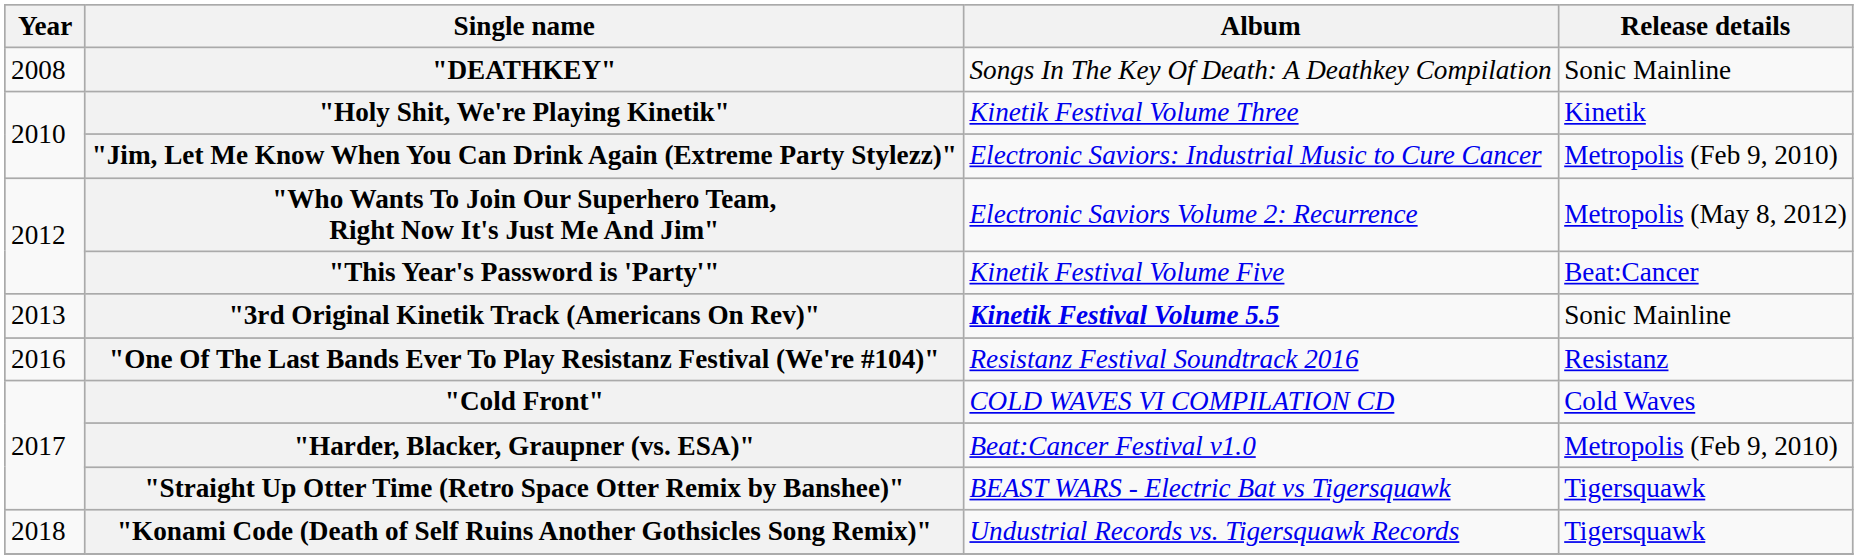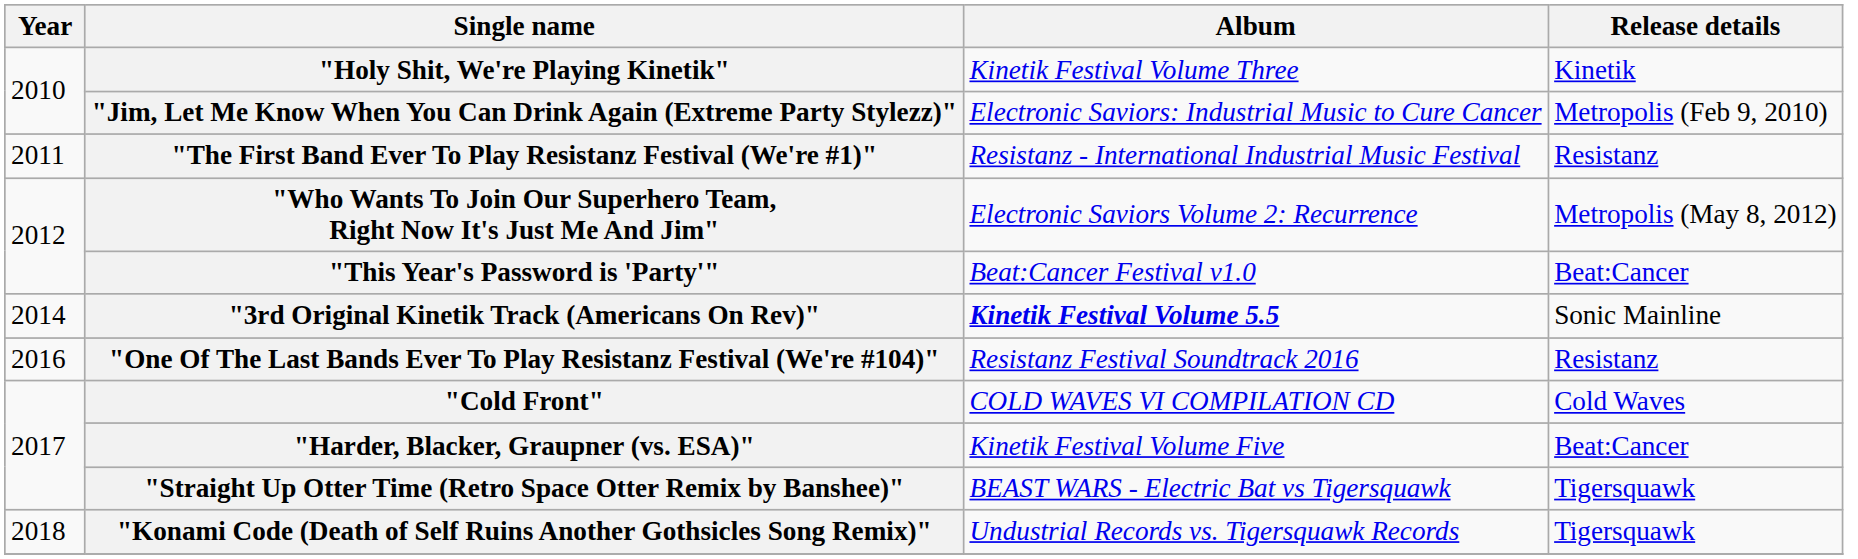- row: (524, 69)
+ row: (524, 155)
(1127, 272) Kinetik Festival Volume Five -> (1113, 272) Beat:Cancer Festival v1.0
(38, 315) 2013 -> (38, 315) 2014
(1113, 444) Beat:Cancer Festival v1.0 -> (1127, 444) Kinetik Festival Volume Five
(1701, 444) Metropolis (Feb 9, 2010) -> (1621, 444) Beat:Cancer
